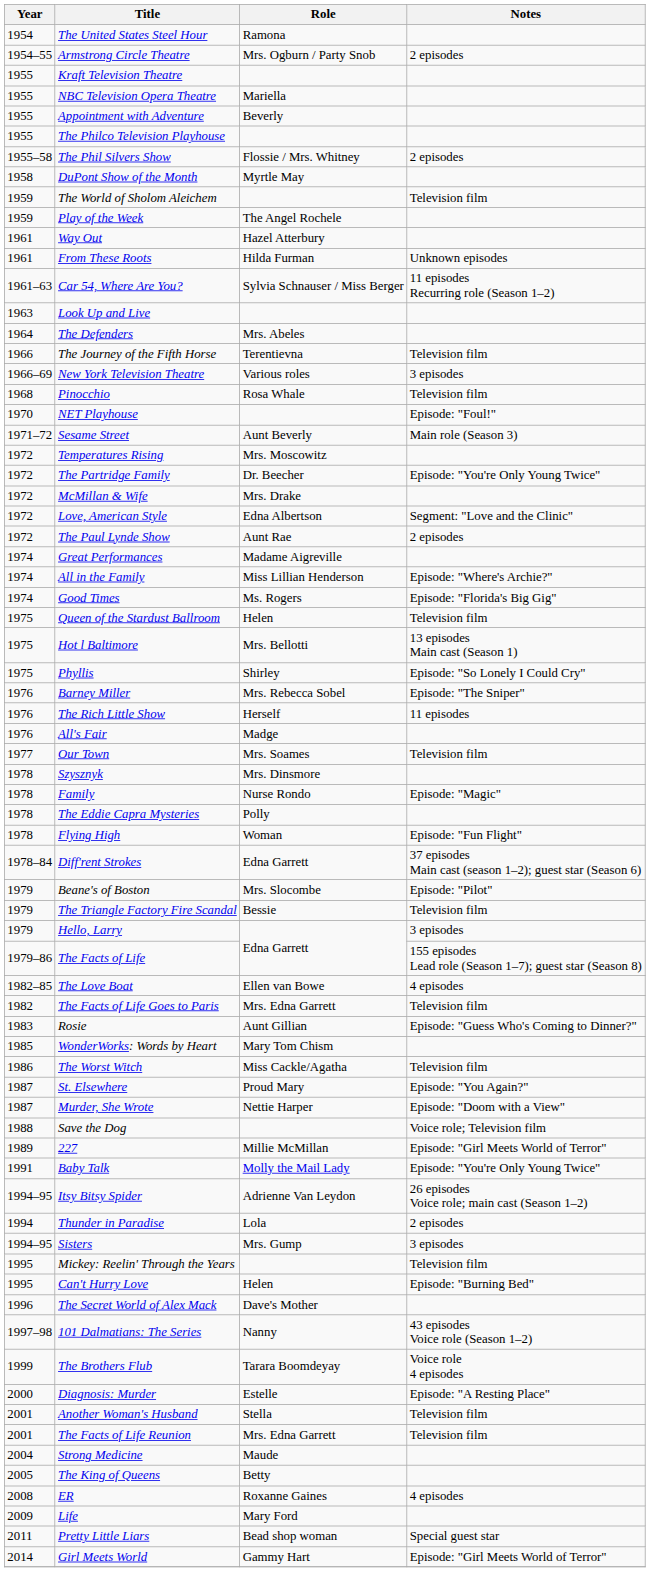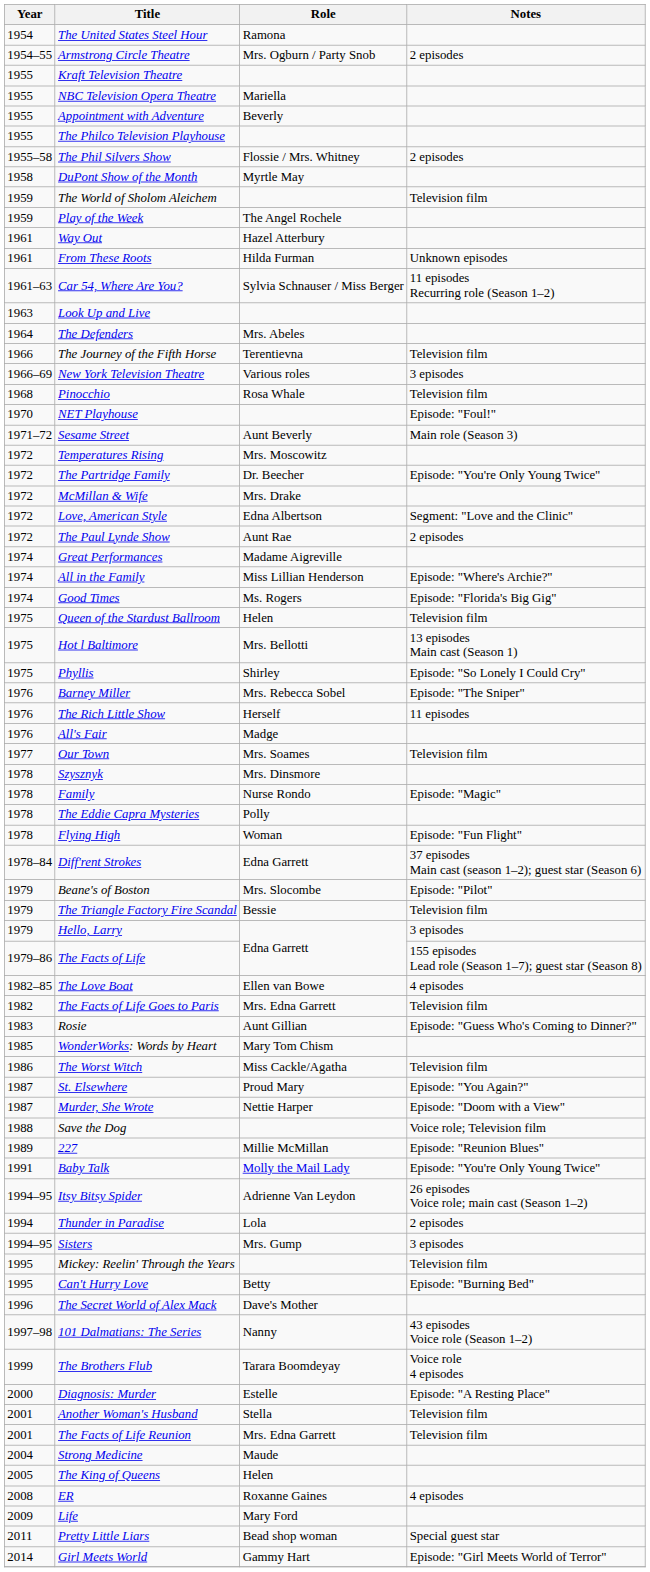(508, 1148) Episode: "Girl Meets World of Terror" -> (477, 1148) Episode: "Reunion Blues"
(258, 1284) Helen -> (257, 1284) Betty
(257, 1475) Betty -> (258, 1475) Helen
